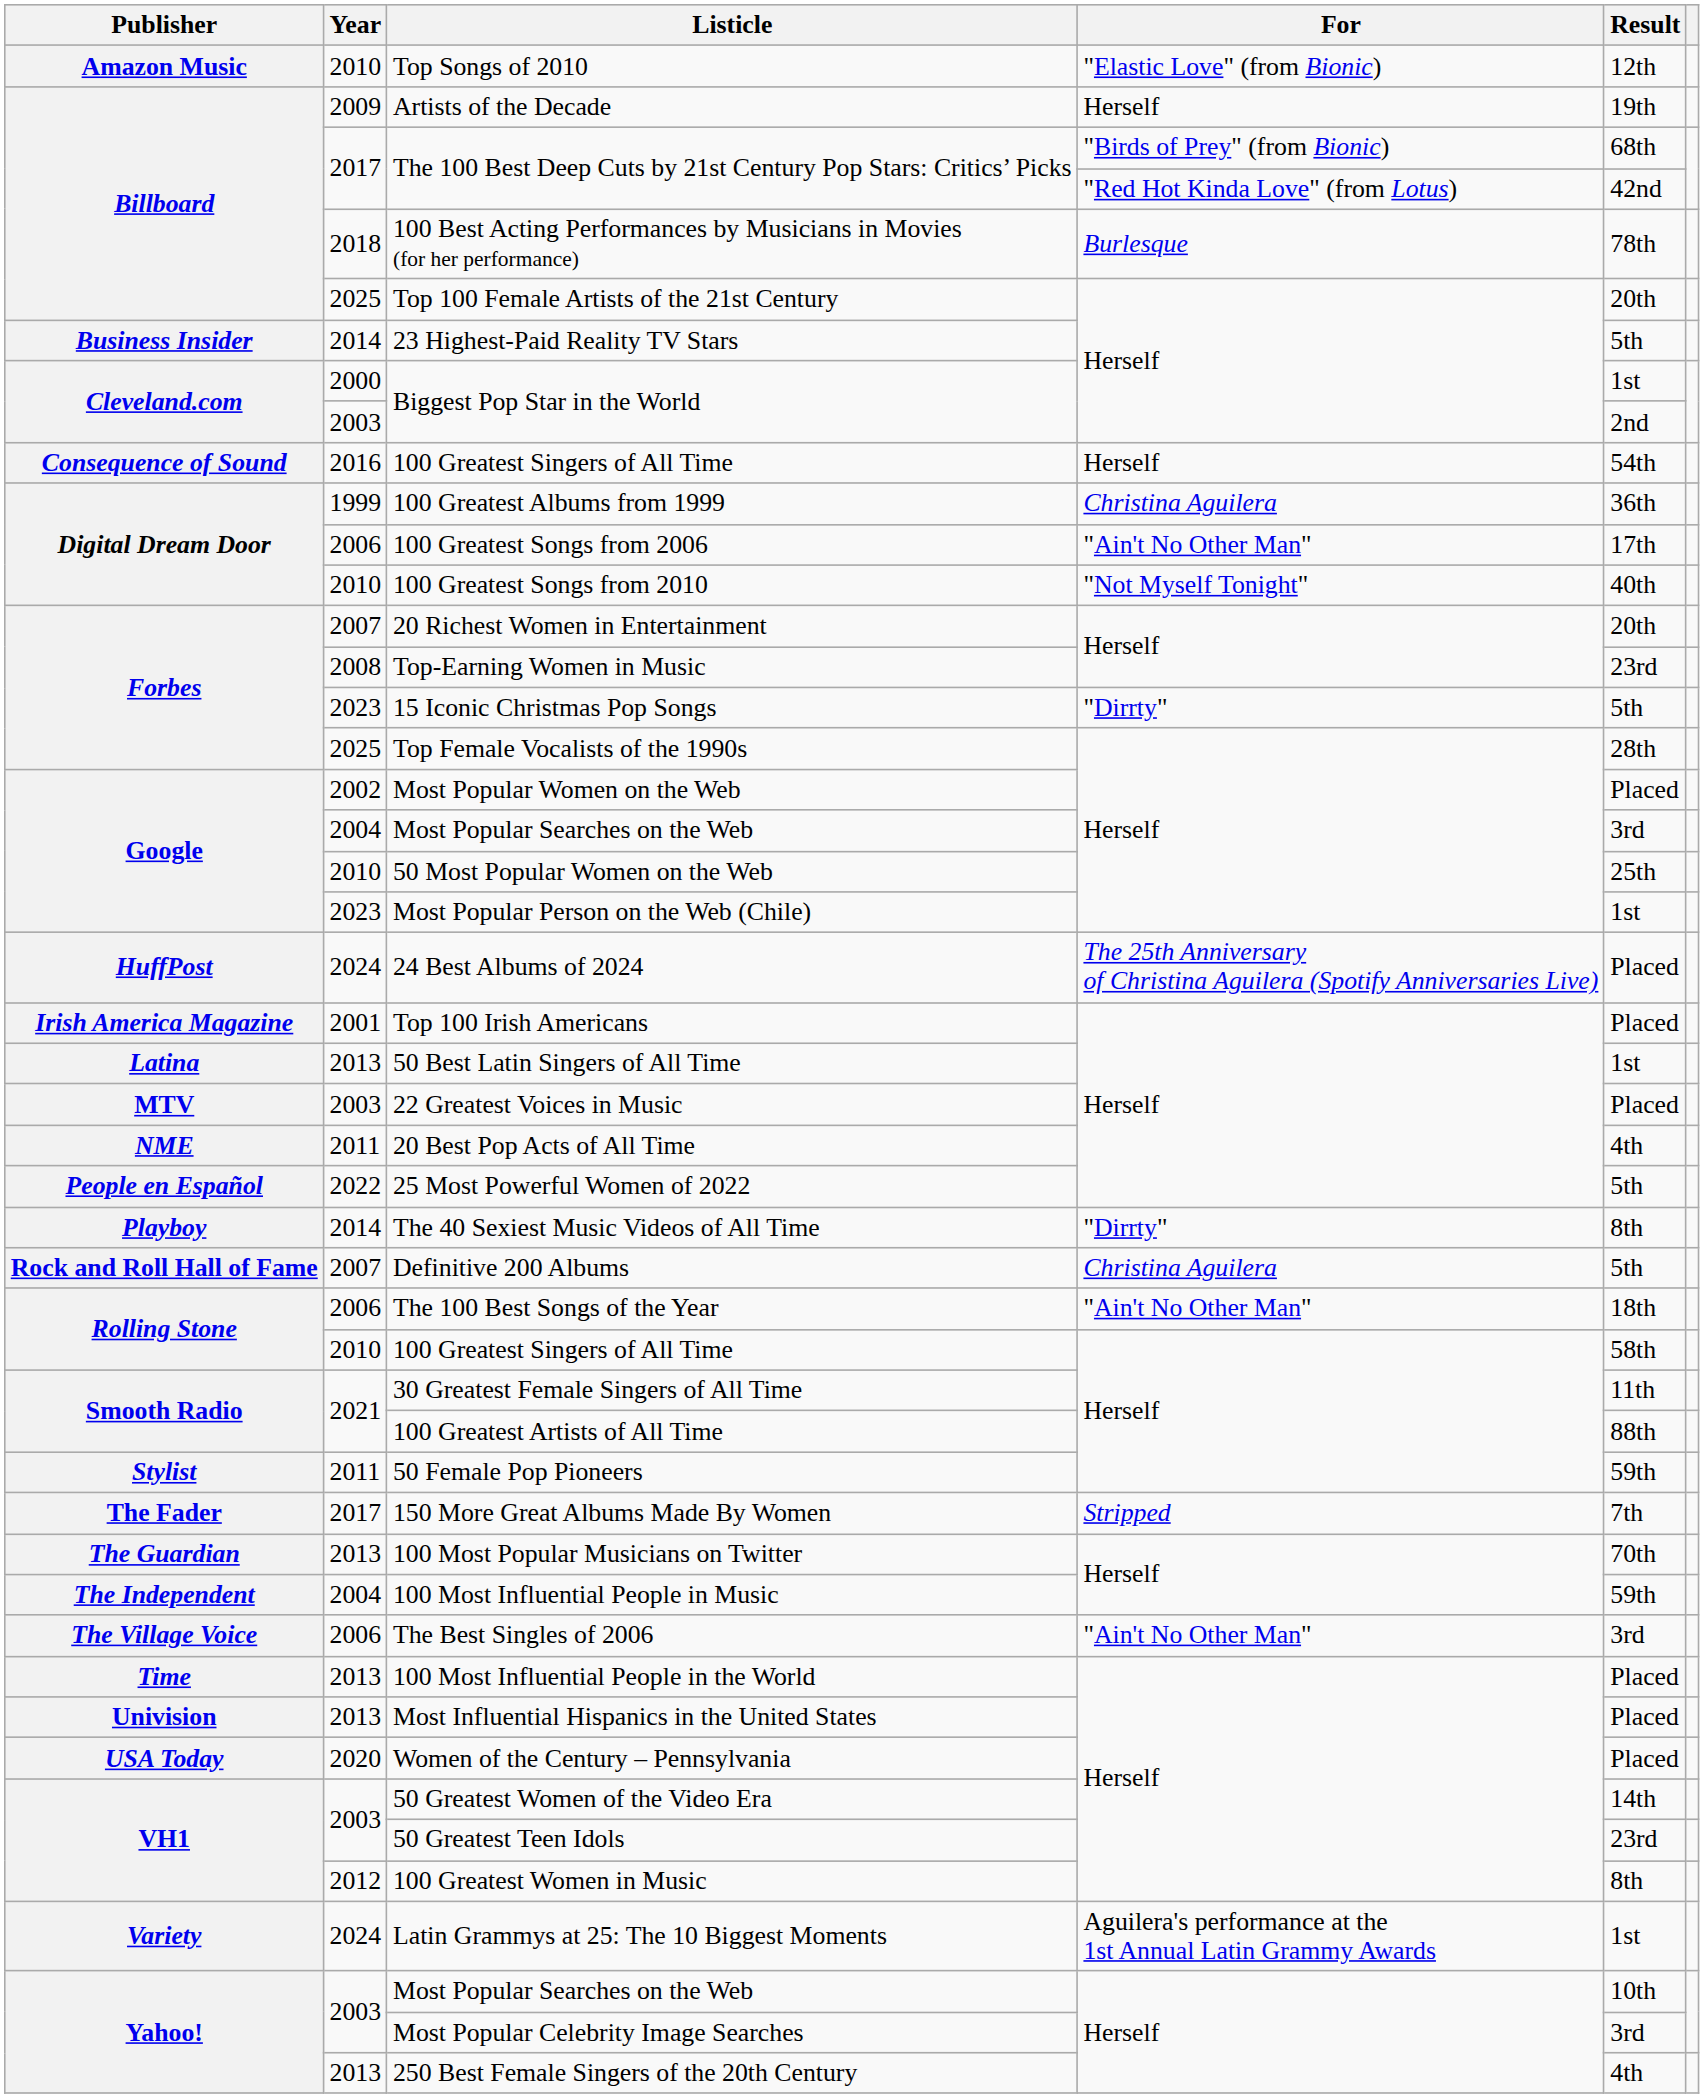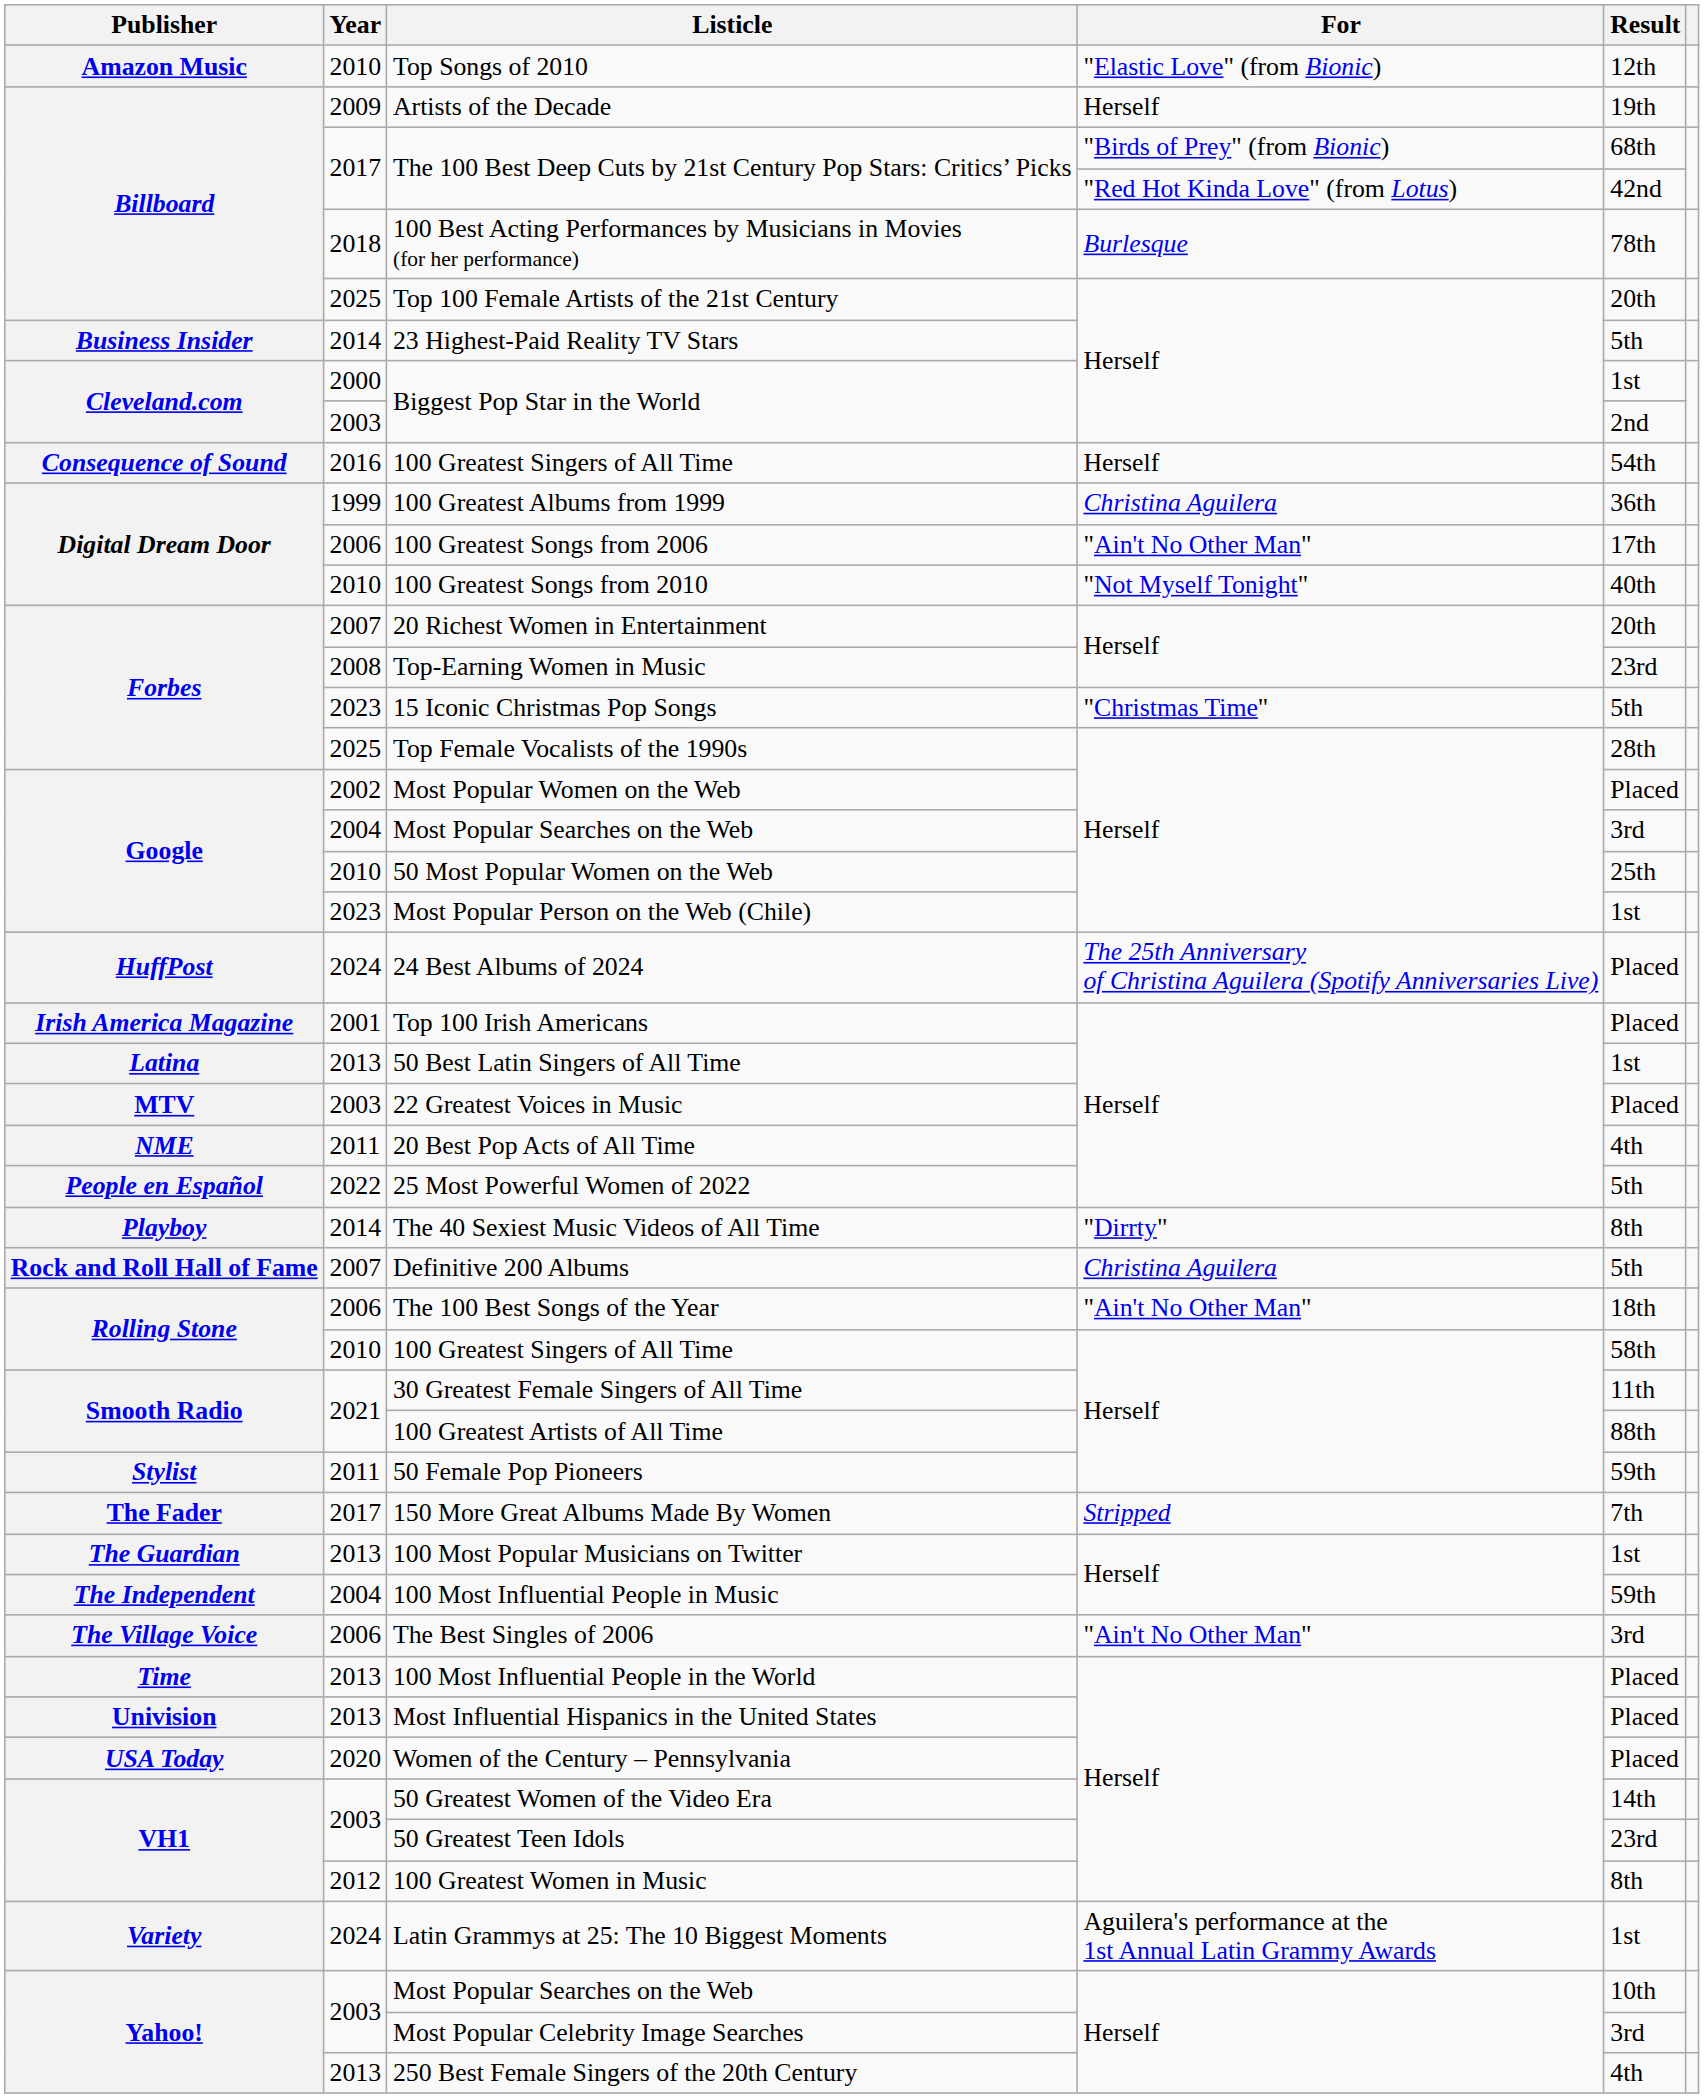(1125, 707) "Dirrty" -> (1176, 707) "Christmas Time"
(1633, 1553) 70th -> (1625, 1553) 1st
